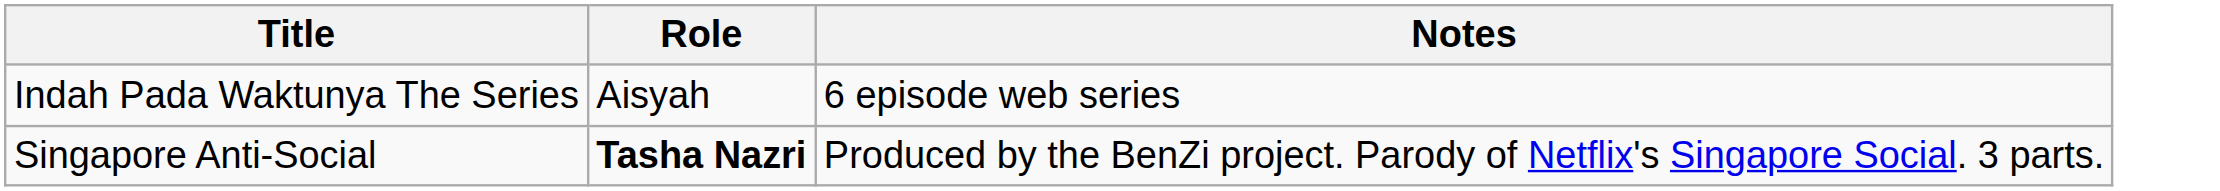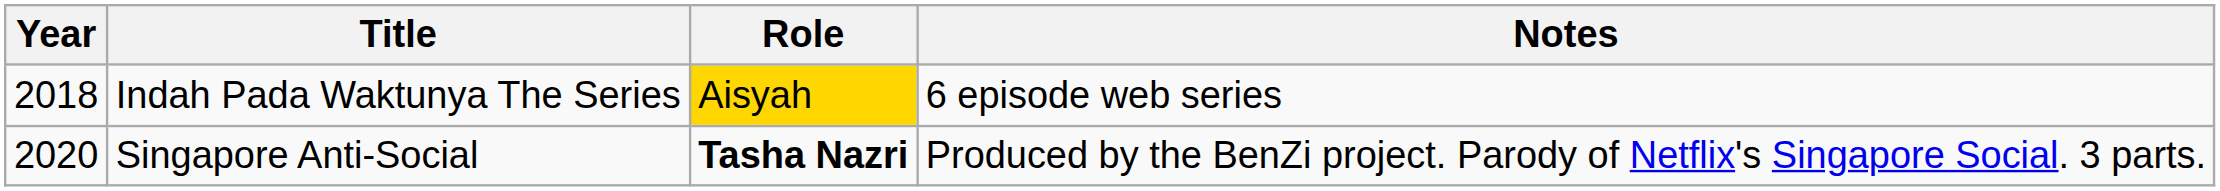+ column: (56, 34)
(653, 94) no background -> (755, 94) gold background
